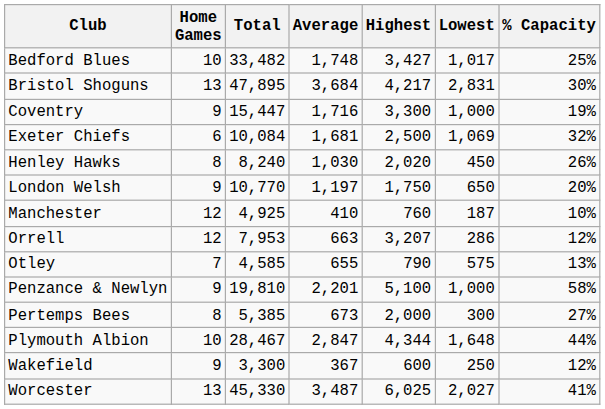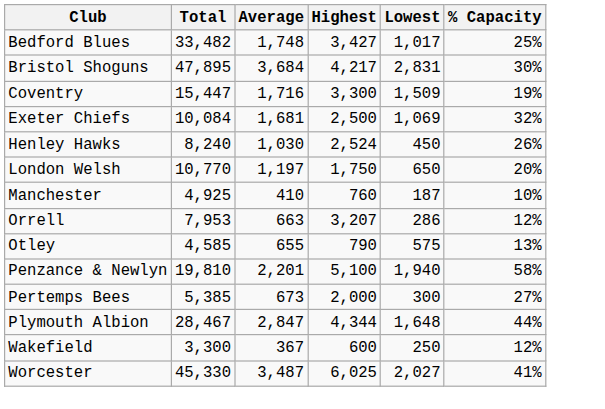- column: (198, 26)
(471, 112) 1,000 -> (417, 94) 1,509
(408, 162) 2,020 -> (354, 144) 2,524
(471, 290) 1,000 -> (417, 272) 1,940
